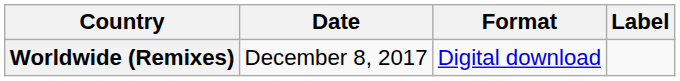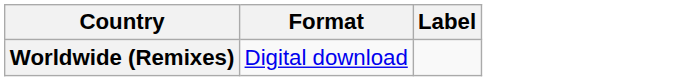- column: (336, 22)
